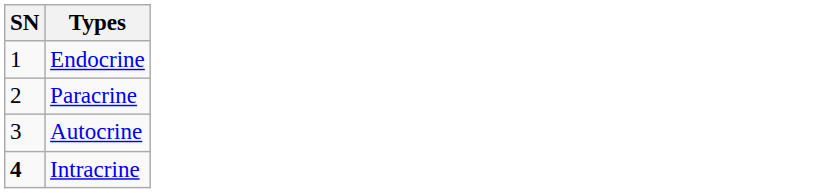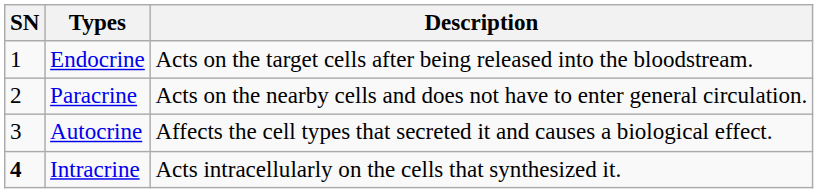+ column: (481, 22)
